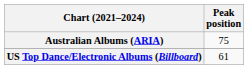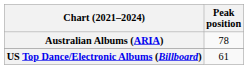(224, 40) 75 -> (224, 40) 78
